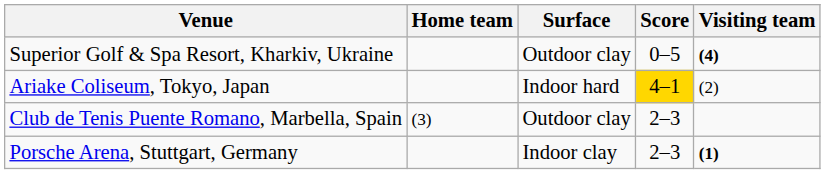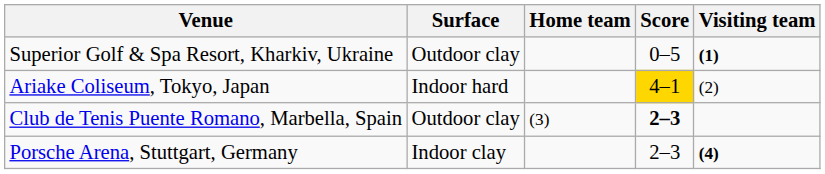columns swapped: (577, 20) <-> (462, 20)
(709, 53) (4) -> (709, 53) (1)
(665, 119) normal -> (665, 119) bold
(709, 151) (1) -> (709, 151) (4)
